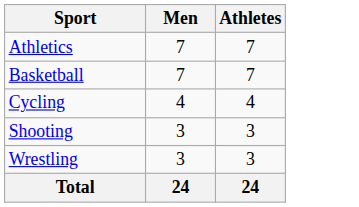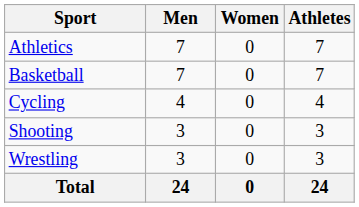+ column: (250, 18)
